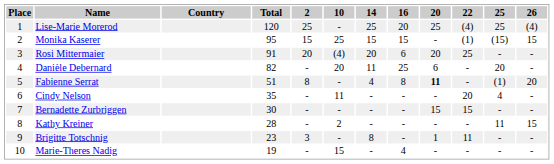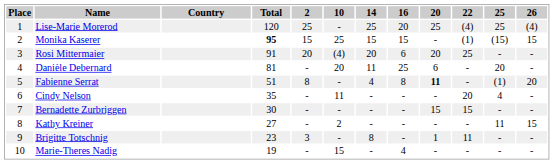(271, 40) normal -> (271, 40) bold
(271, 68) 82 -> (271, 68) 81
(271, 123) 28 -> (271, 123) 27
